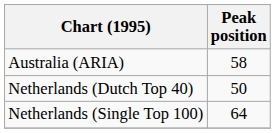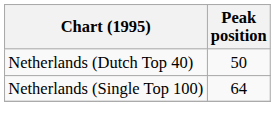- row: (66, 62)
